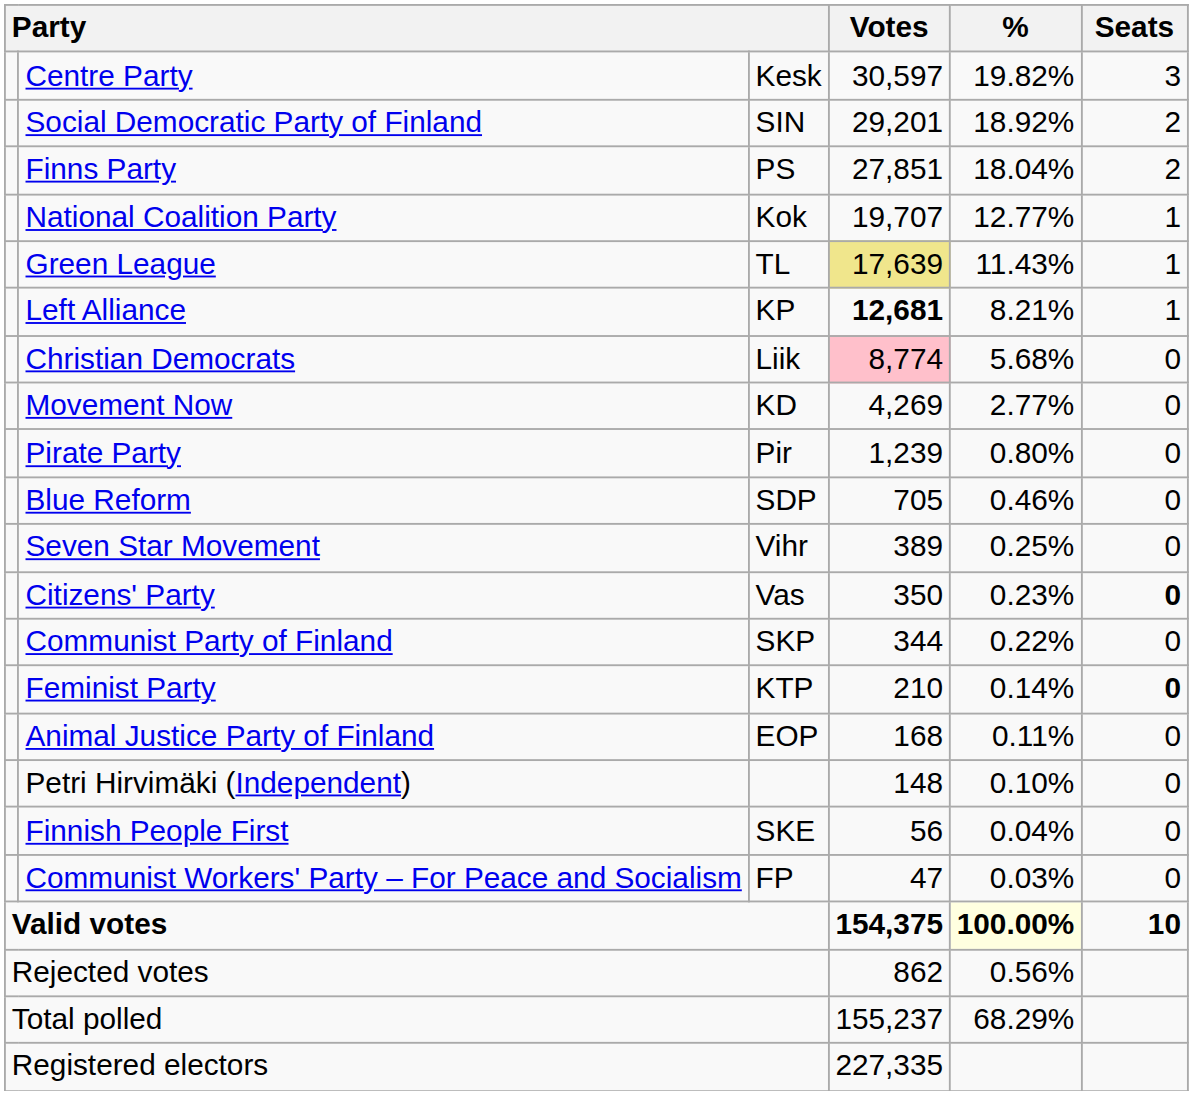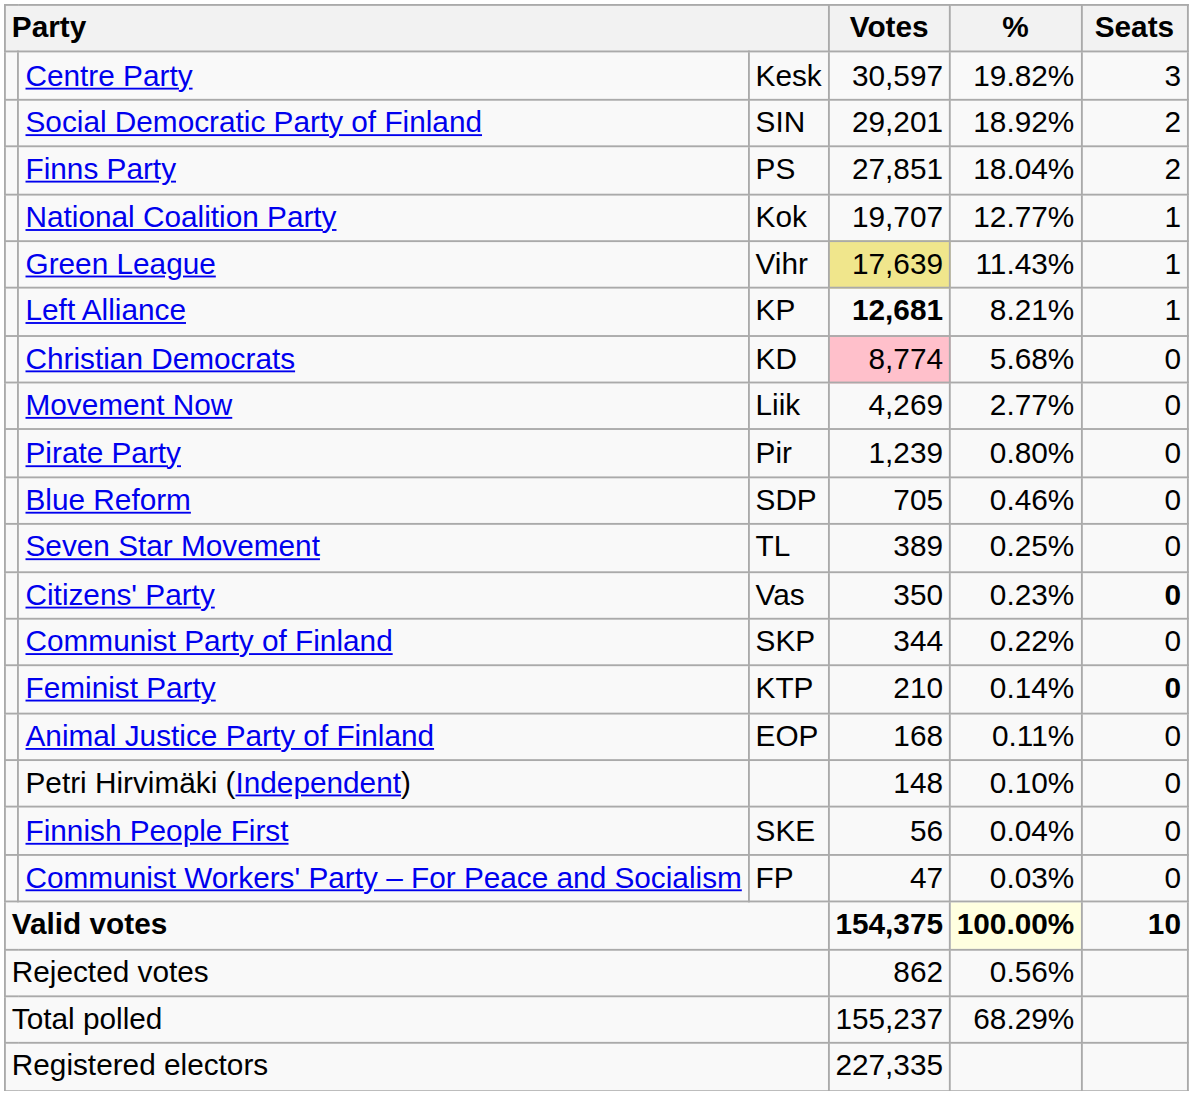(773, 264) TL -> (782, 264) Vihr
(778, 358) Liik -> (776, 358) KD
(776, 405) KD -> (778, 405) Liik
(782, 547) Vihr -> (773, 547) TL
